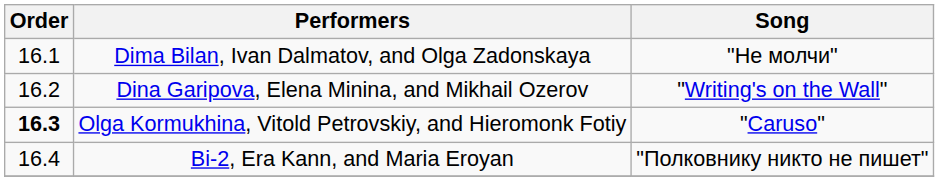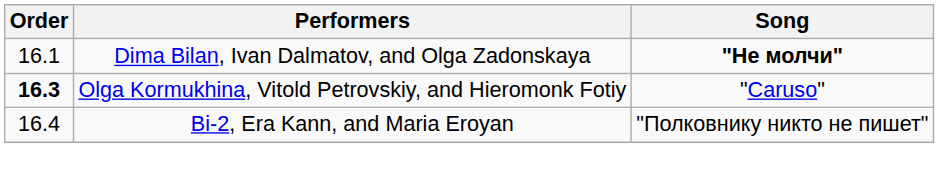(782, 55) normal -> (782, 55) bold
- row: (352, 90)
